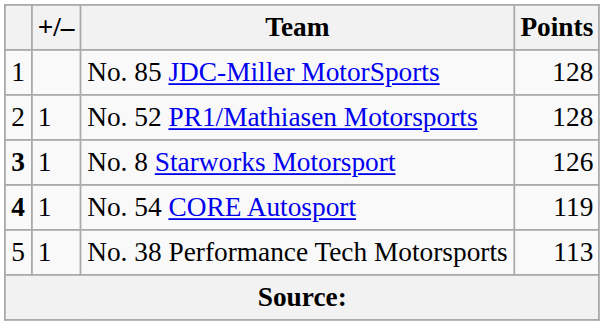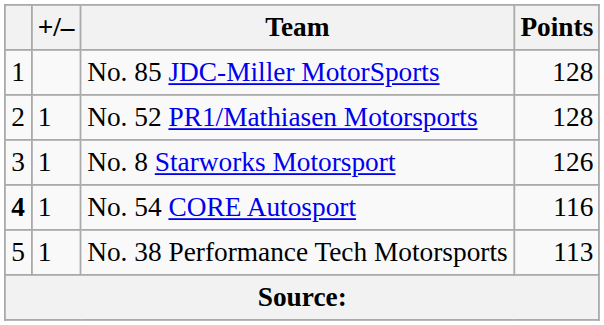(18, 162) bold -> (18, 162) normal
(573, 207) 119 -> (573, 207) 116
